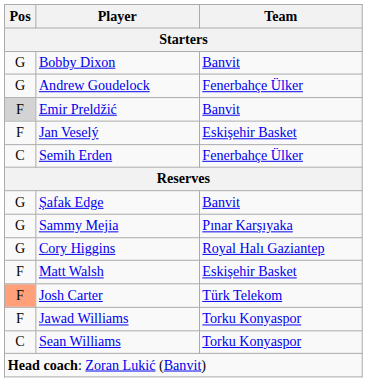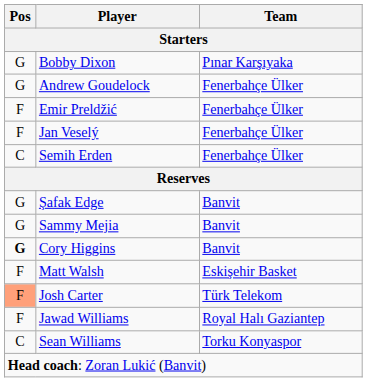(221, 63) Banvit -> (248, 63) Pınar Karşıyaka
(20, 109) lightgrey background -> (20, 109) no background
(221, 109) Banvit -> (253, 109) Fenerbahçe Ülker
(250, 132) Eskişehir Basket -> (253, 132) Fenerbahçe Ülker
(248, 226) Pınar Karşıyaka -> (221, 226) Banvit
(20, 249) normal -> (20, 249) bold
(263, 249) Royal Halı Gaziantep -> (221, 249) Banvit
(252, 319) Torku Konyaspor -> (263, 319) Royal Halı Gaziantep
